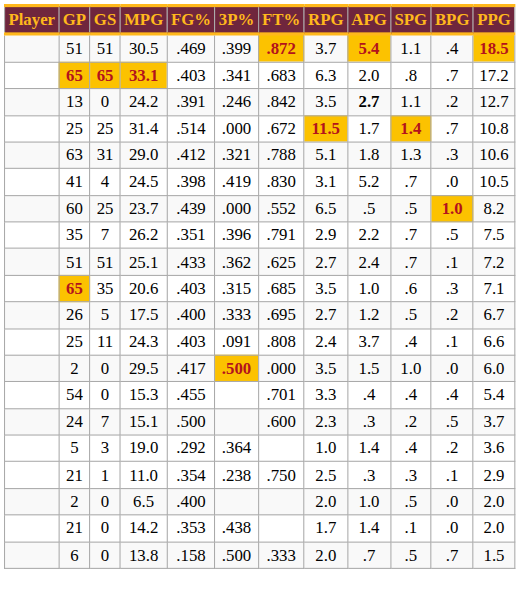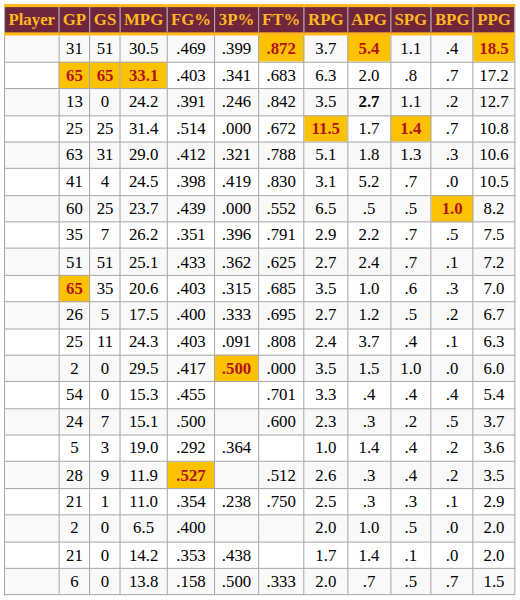(74, 48) 51 -> (74, 48) 31
(494, 288) 7.1 -> (494, 288) 7.0
(494, 341) 6.6 -> (494, 341) 6.3
+ row: (144, 474)
